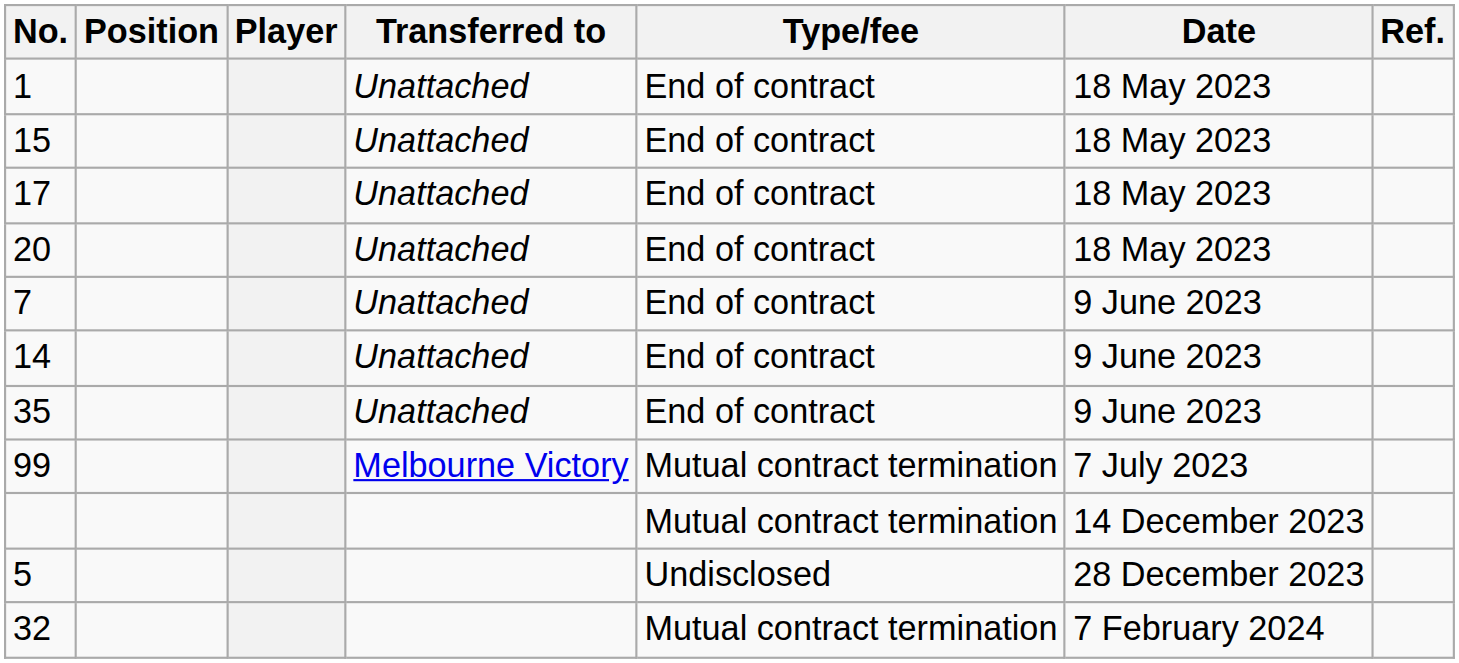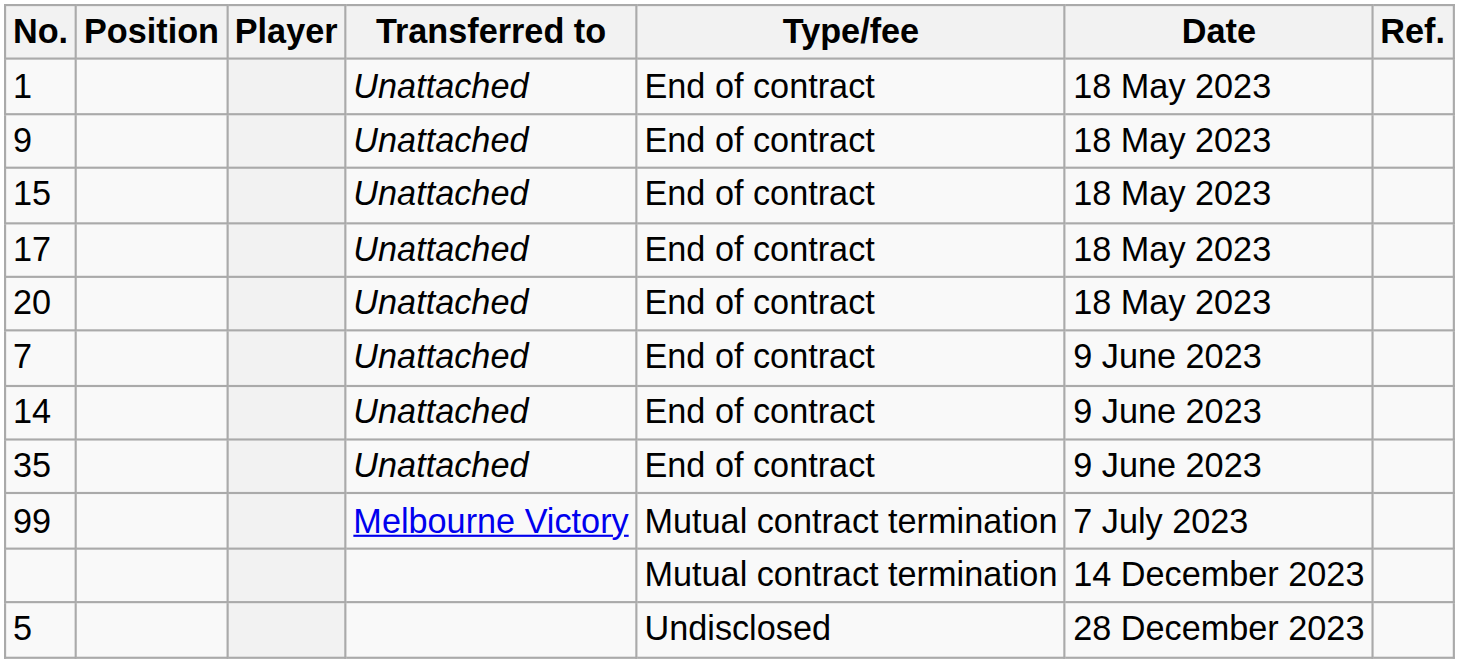+ row: (22, 140)
- row: (32, 628)
